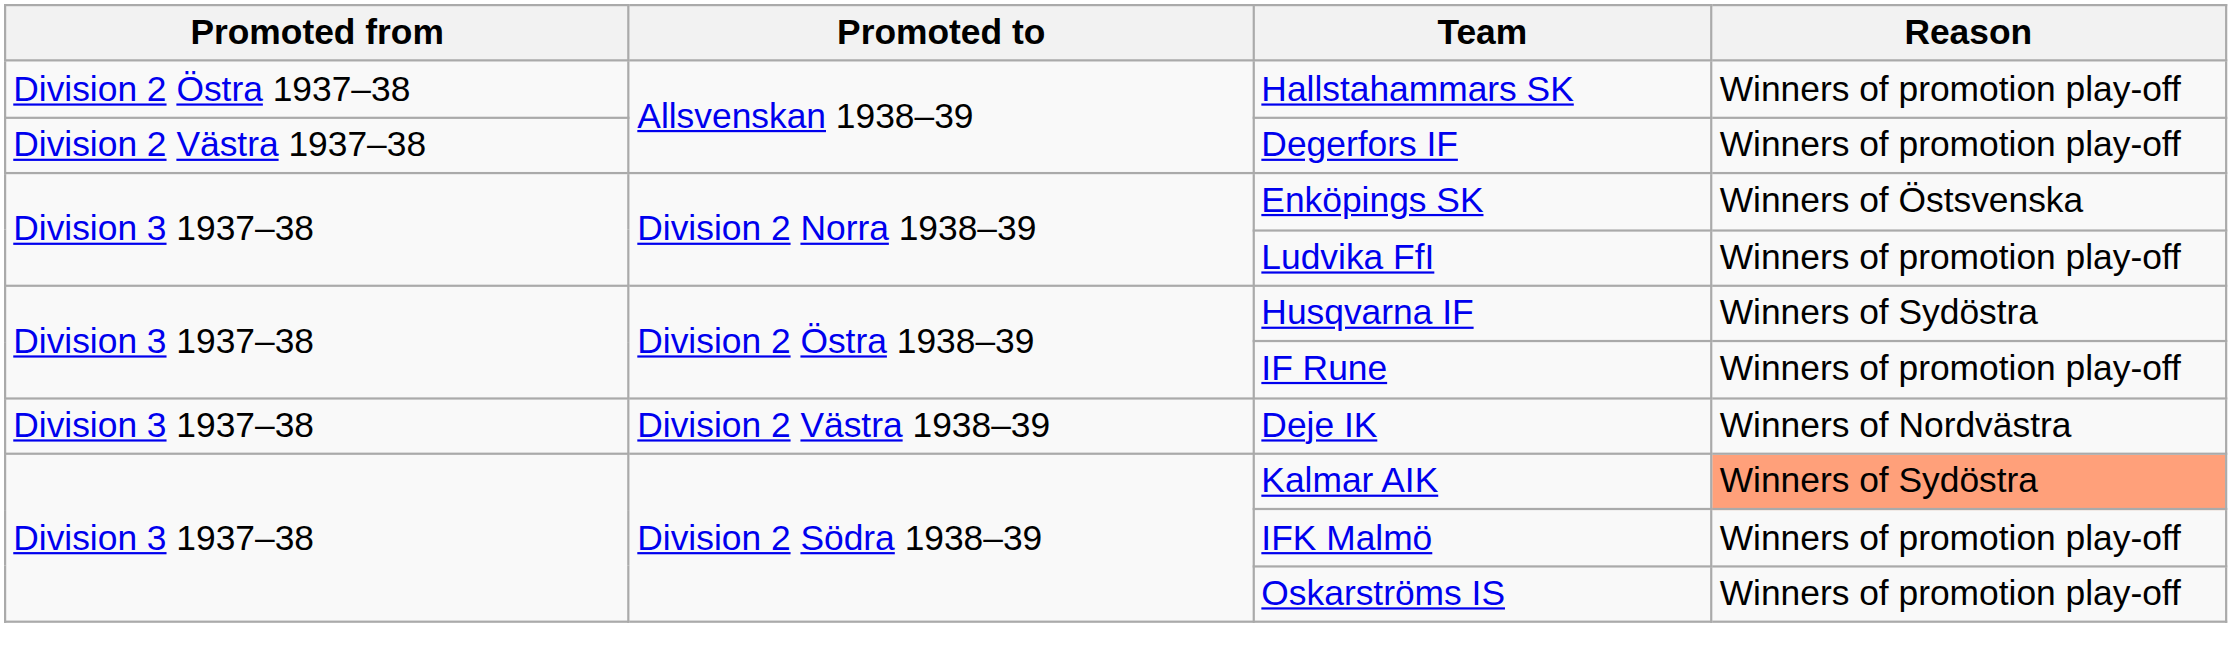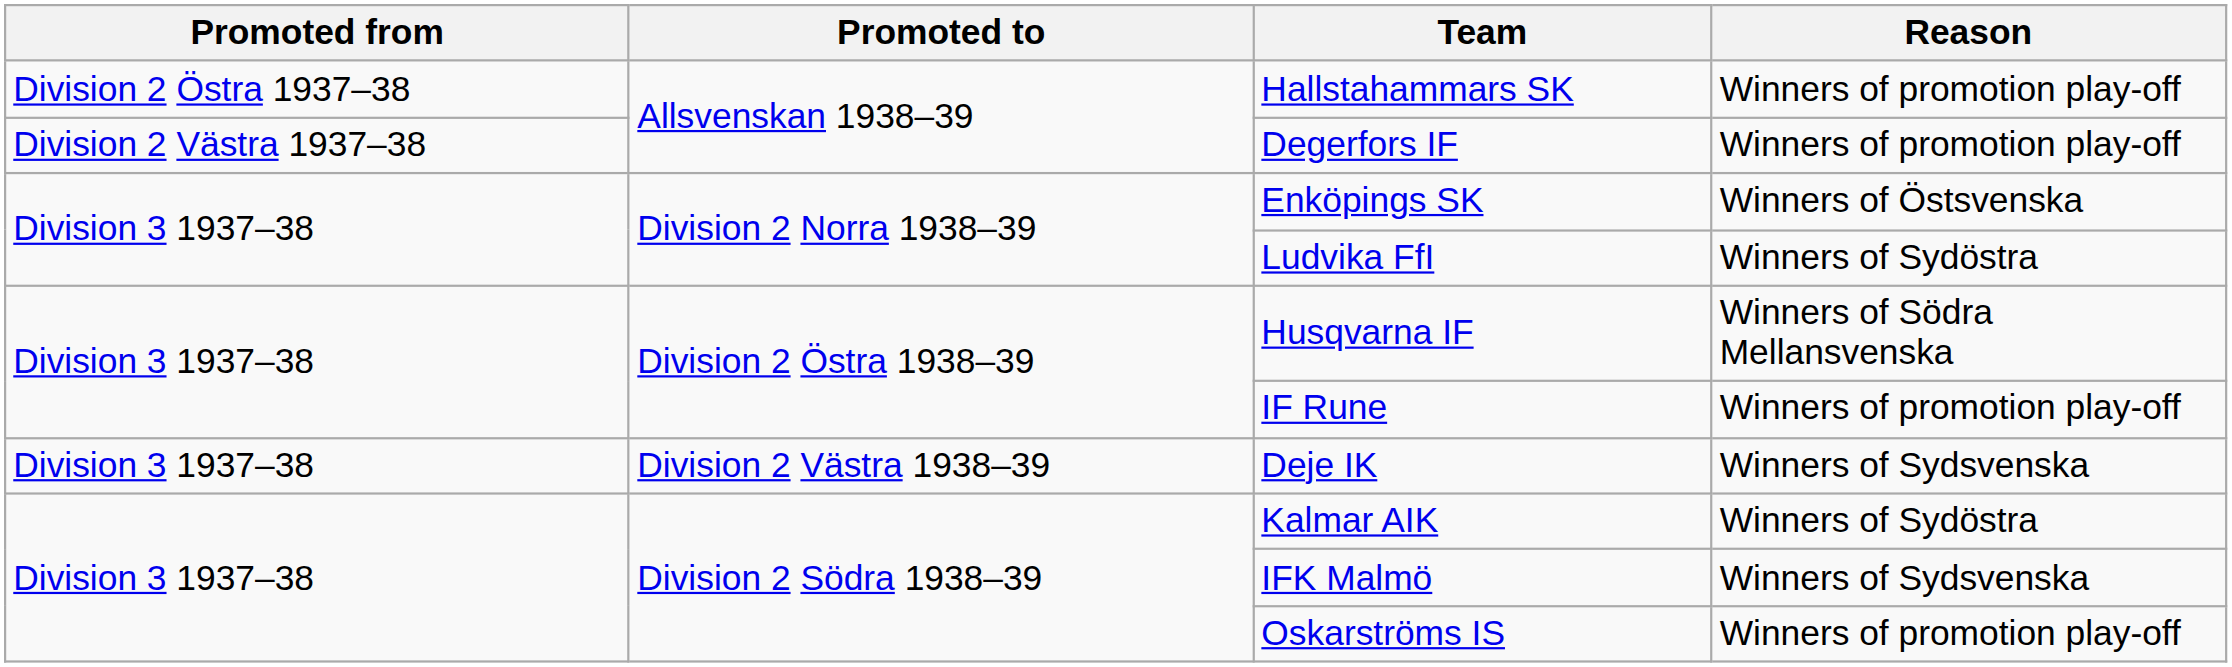(1950, 256) Winners of promotion play-off -> (1879, 256) Winners of Sydöstra
(1879, 312) Winners of Sydöstra -> (1856, 332) Winners of Södra Mellansvenska
(1896, 425) Winners of Nordvästra -> (1904, 464) Winners of Sydsvenska
(1879, 481) lightsalmon background -> (1879, 520) no background
(1950, 537) Winners of promotion play-off -> (1904, 577) Winners of Sydsvenska
